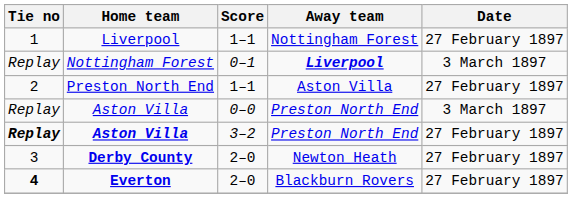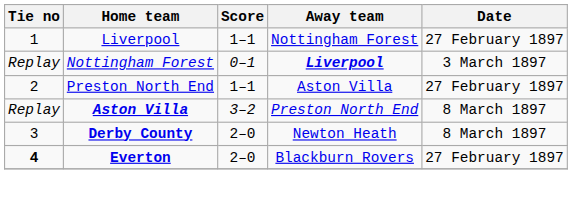- row: (140, 110)
(34, 134) bold -> (34, 110) normal
(494, 134) 27 February 1897 -> (494, 110) 8 March 1897
(494, 157) 27 February 1897 -> (494, 134) 8 March 1897
